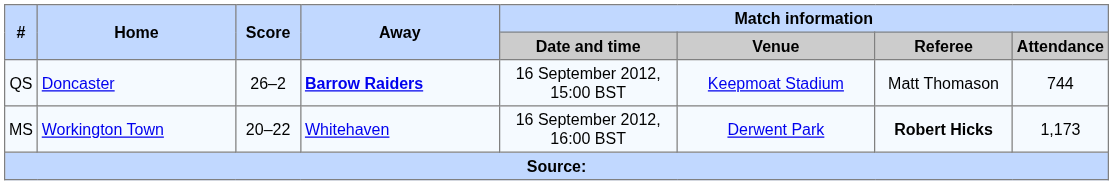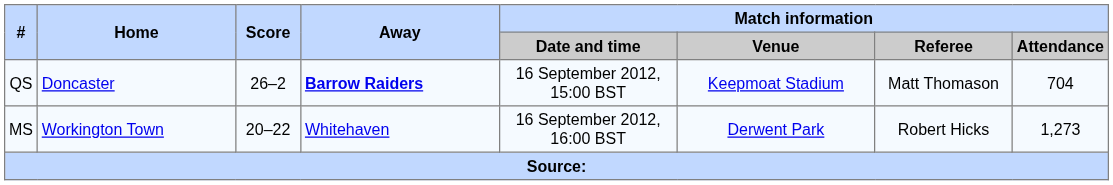(1060, 83) 744 -> (1060, 83) 704
(944, 129) bold -> (944, 129) normal
(1060, 129) 1,173 -> (1060, 129) 1,273
